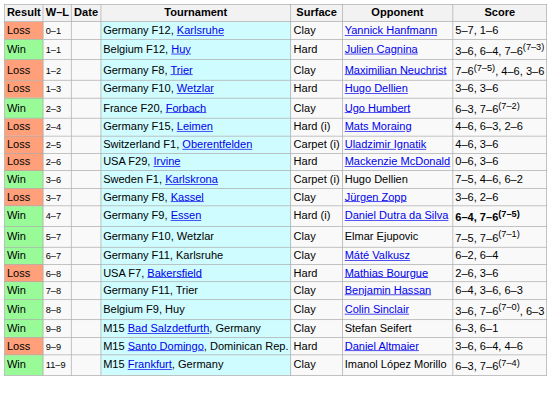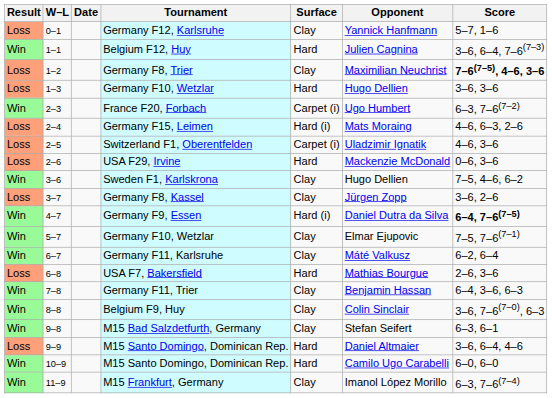(500, 70) normal -> (500, 70) bold
(305, 108) Clay -> (317, 108) Carpet (i)
(317, 179) Carpet (i) -> (305, 179) Clay
+ row: (56, 364)
